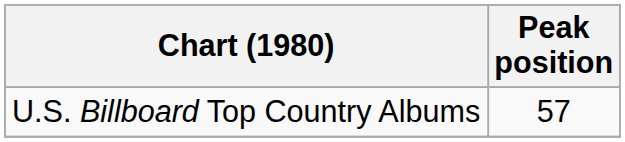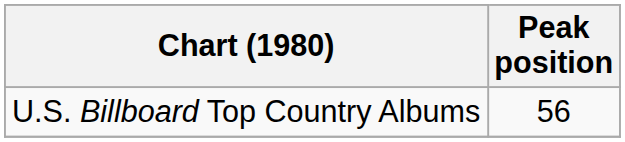(554, 111) 57 -> (554, 111) 56
